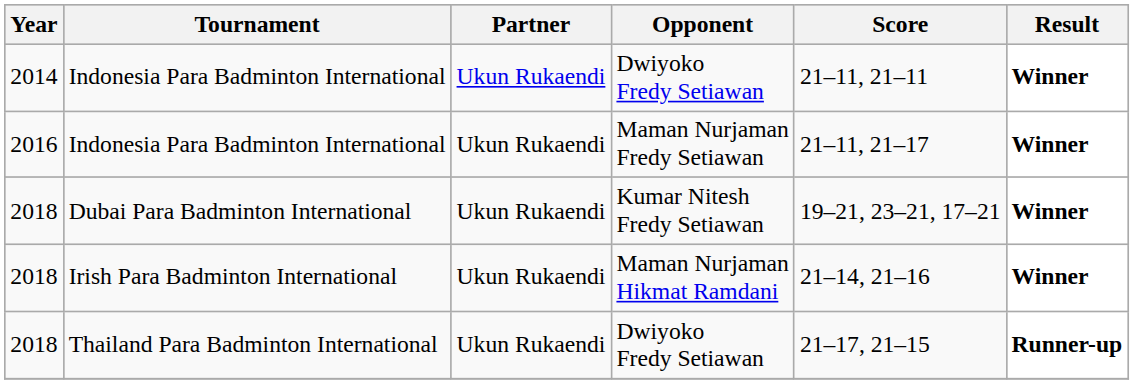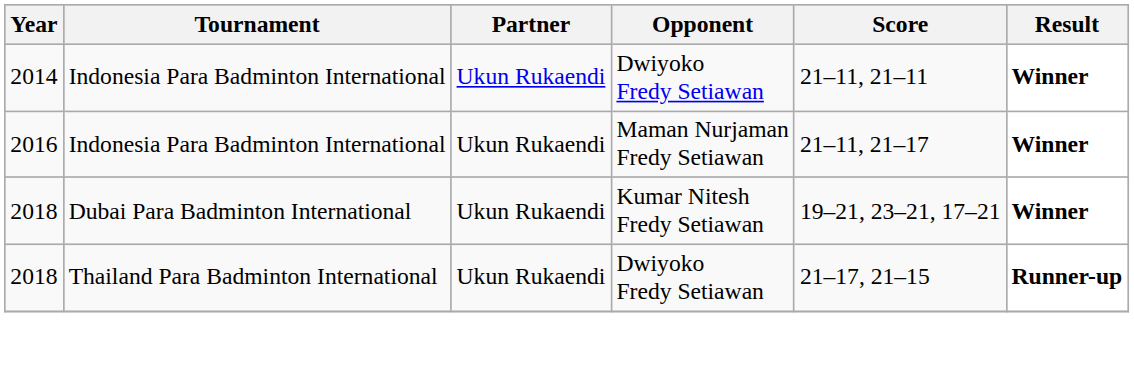- row: (233, 277)
